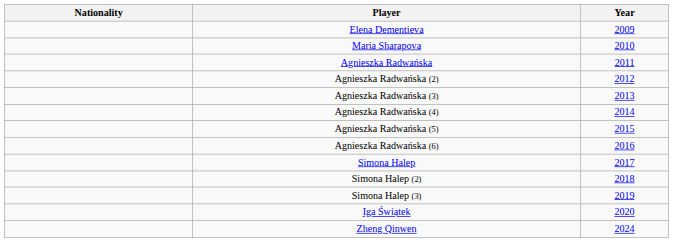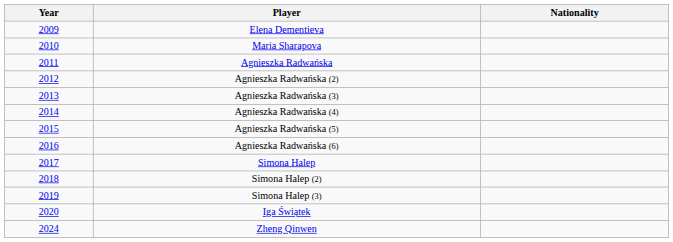columns swapped: (625, 13) <-> (99, 13)
